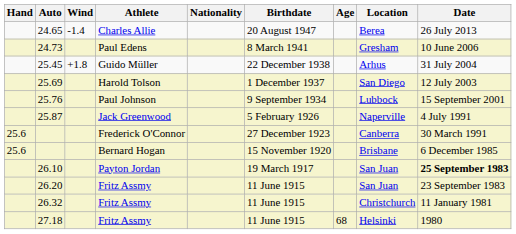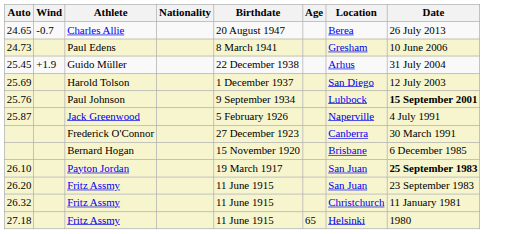- column: (20, 13)
(76, 30) -1.4 -> (45, 30) -0.7
(77, 64) +1.8 -> (46, 64) +1.9
(463, 99) normal -> (433, 99) bold
(342, 220) 68 -> (311, 220) 65
